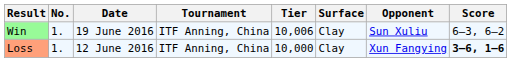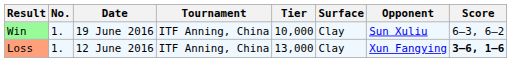(294, 31) 10,006 -> (294, 31) 10,000
(294, 48) 10,000 -> (294, 48) 13,000
